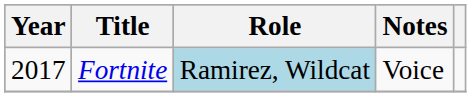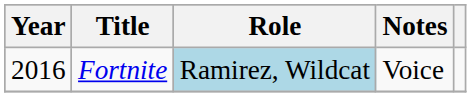(38, 69) 2017 -> (38, 69) 2016
